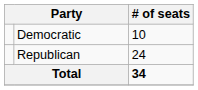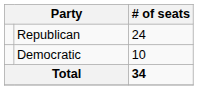rows swapped: (49, 54) <-> (49, 34)
